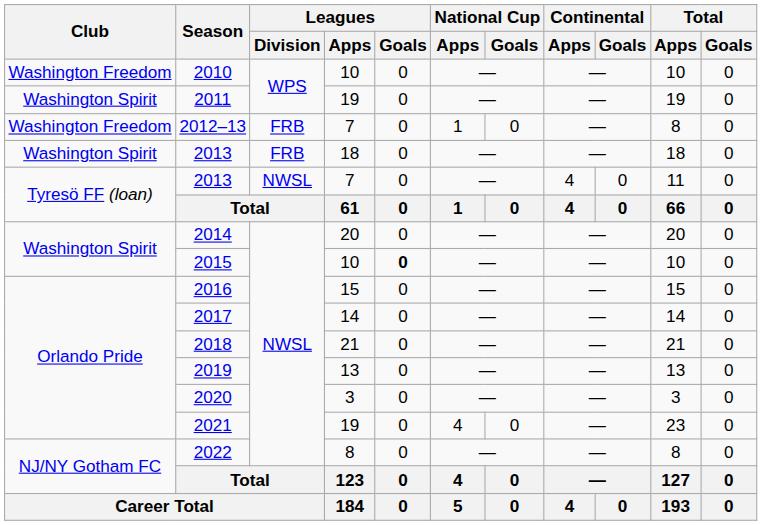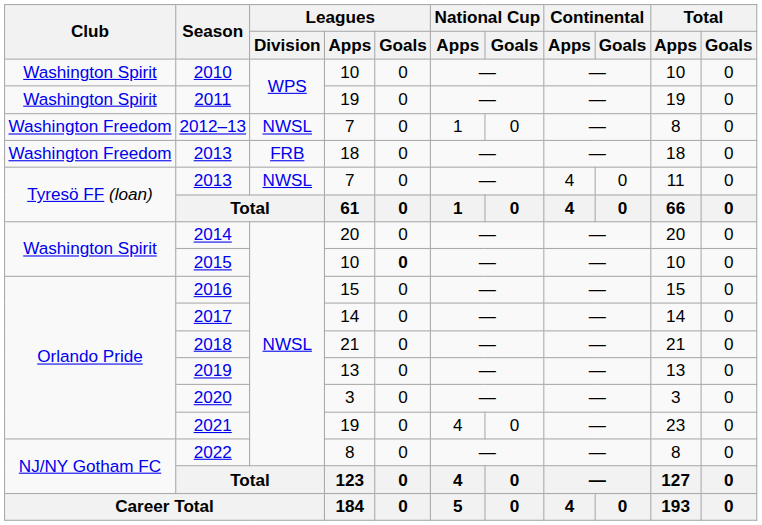(90, 72) Washington Freedom -> (90, 72) Washington Spirit
(287, 126) FRB -> (287, 126) NWSL
(90, 153) Washington Spirit -> (90, 153) Washington Freedom
